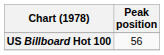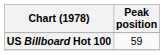(137, 41) 56 -> (137, 41) 59
